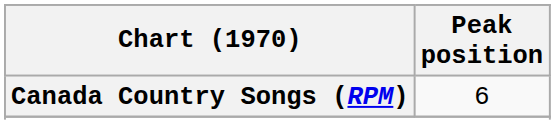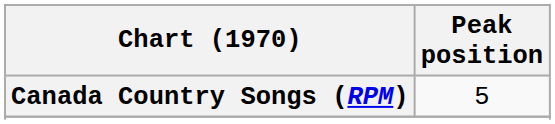(482, 97) 6 -> (482, 97) 5
